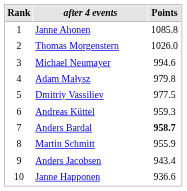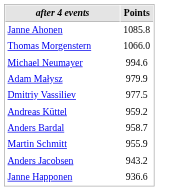- column: (19, 13)
(165, 46) 1026.0 -> (137, 46) 1066.0
(165, 79) 979.8 -> (137, 79) 979.9
(165, 112) 959.3 -> (137, 112) 959.2
(165, 128) bold -> (137, 128) normal
(165, 161) 943.4 -> (137, 161) 943.2
